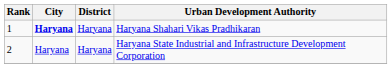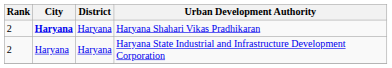(9, 28) 1 -> (9, 28) 2
